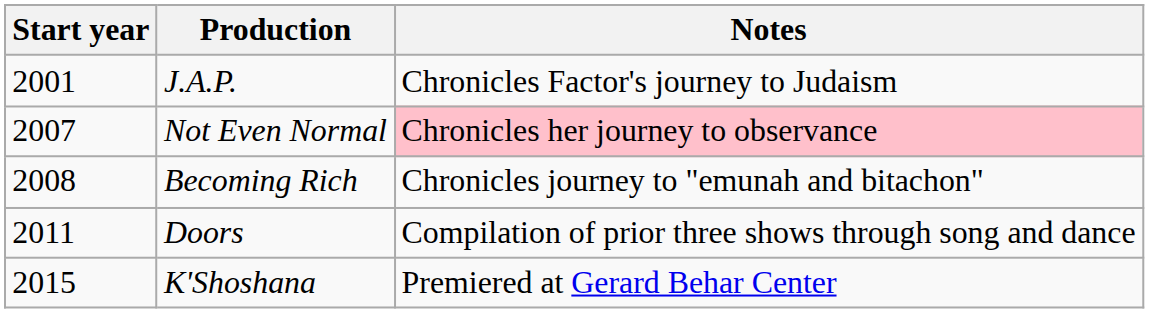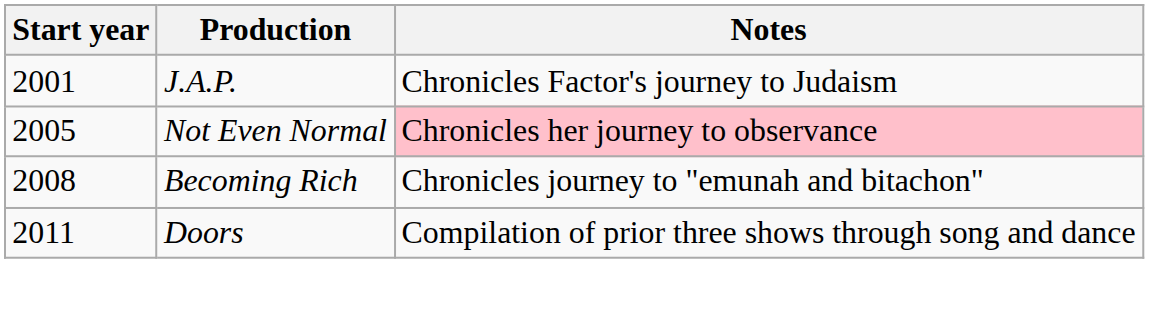(44, 130) 2007 -> (44, 130) 2005
- row: (240, 282)
